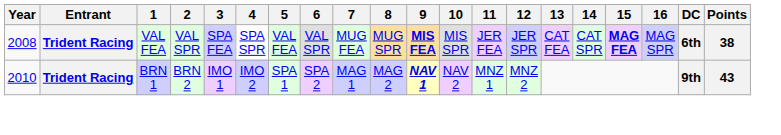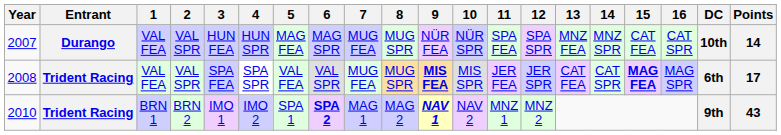+ row: (22, 42)
(727, 42) 38 -> (753, 77) 17
(317, 77) normal -> (327, 112) bold
